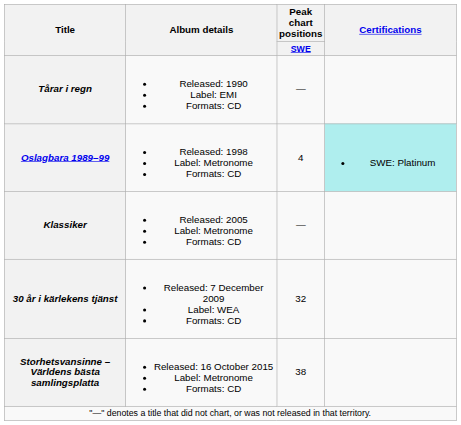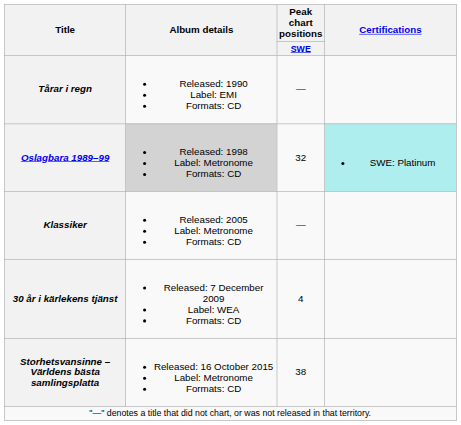(201, 163) no background -> (201, 163) lightgrey background
(301, 157) 4 -> (301, 157) 32
(301, 299) 32 -> (301, 299) 4
